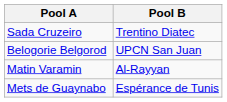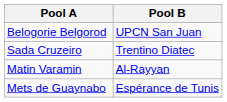rows swapped: (44, 32) <-> (57, 50)
